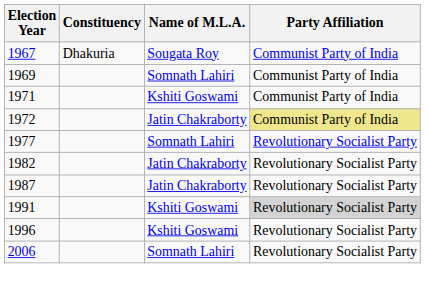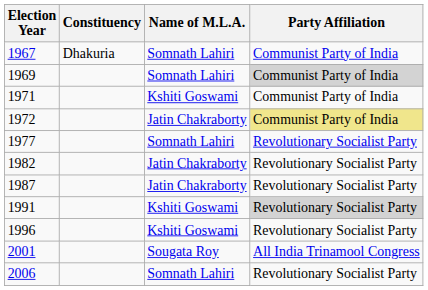(183, 53) Sougata Roy -> (191, 53) Somnath Lahiri
(326, 75) no background -> (326, 75) lightgrey background
+ row: (22, 251)
